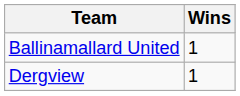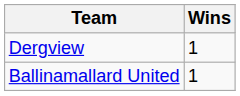rows swapped: (94, 47) <-> (46, 76)
